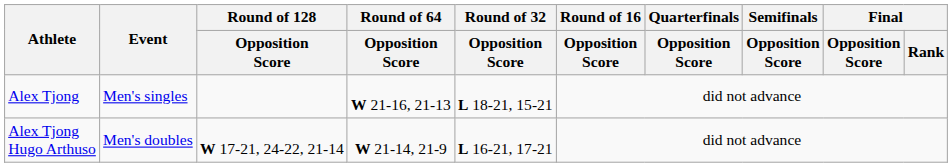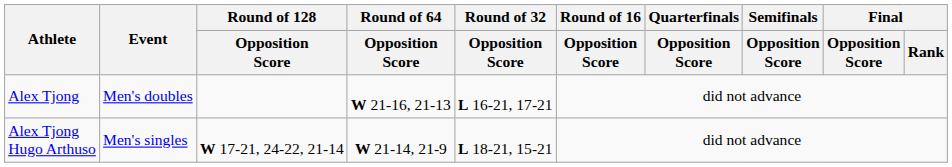(145, 96) Men's singles -> (148, 96) Men's doubles
(505, 105) L 18-21, 15-21 -> (505, 105) L 16-21, 17-21
(148, 140) Men's doubles -> (145, 140) Men's singles
(505, 149) L 16-21, 17-21 -> (505, 149) L 18-21, 15-21
